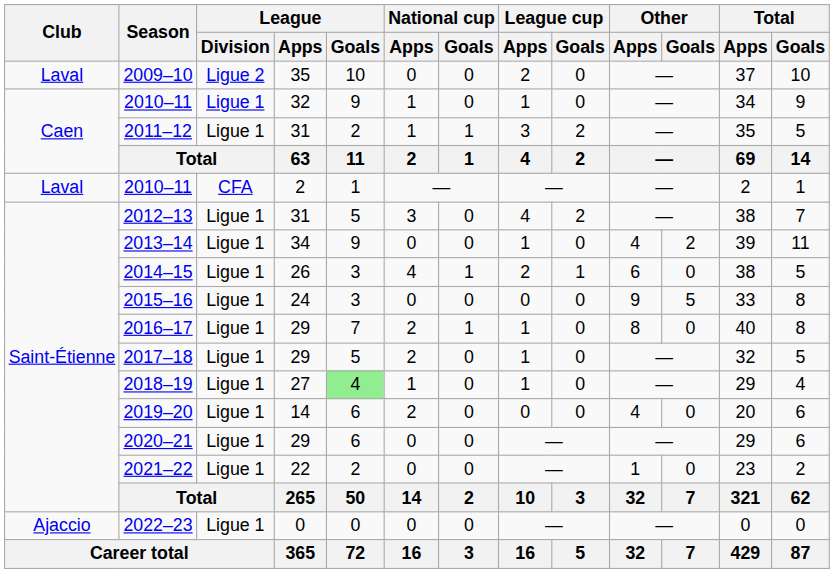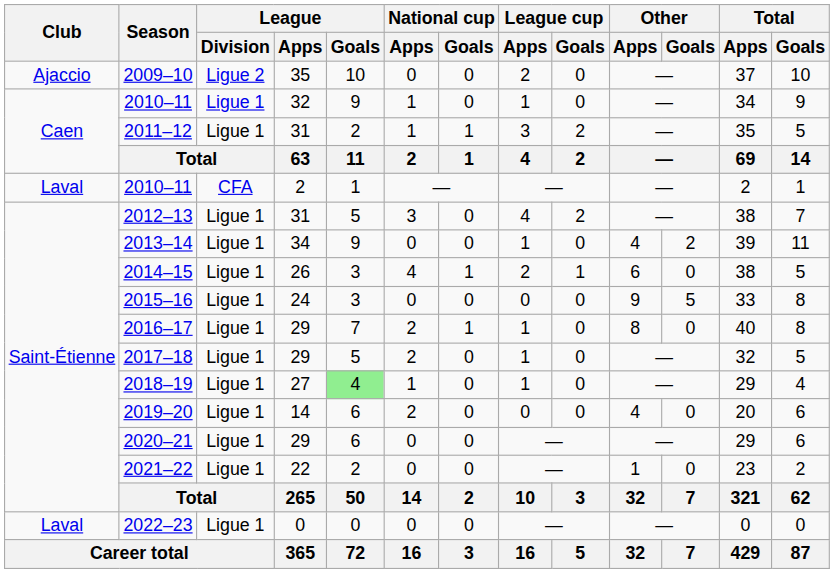(62, 74) Laval -> (62, 74) Ajaccio
(62, 525) Ajaccio -> (62, 525) Laval
